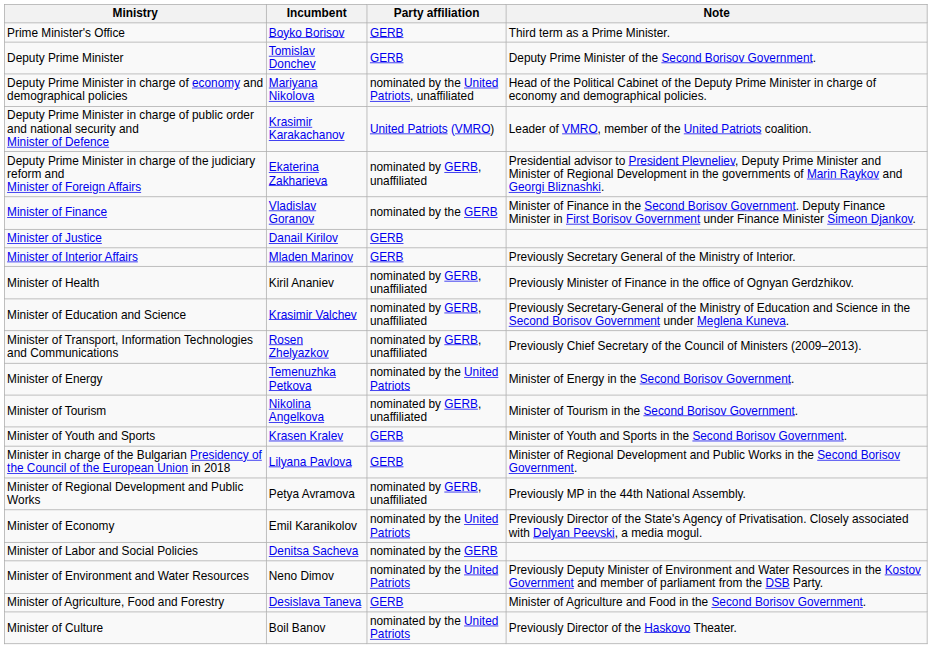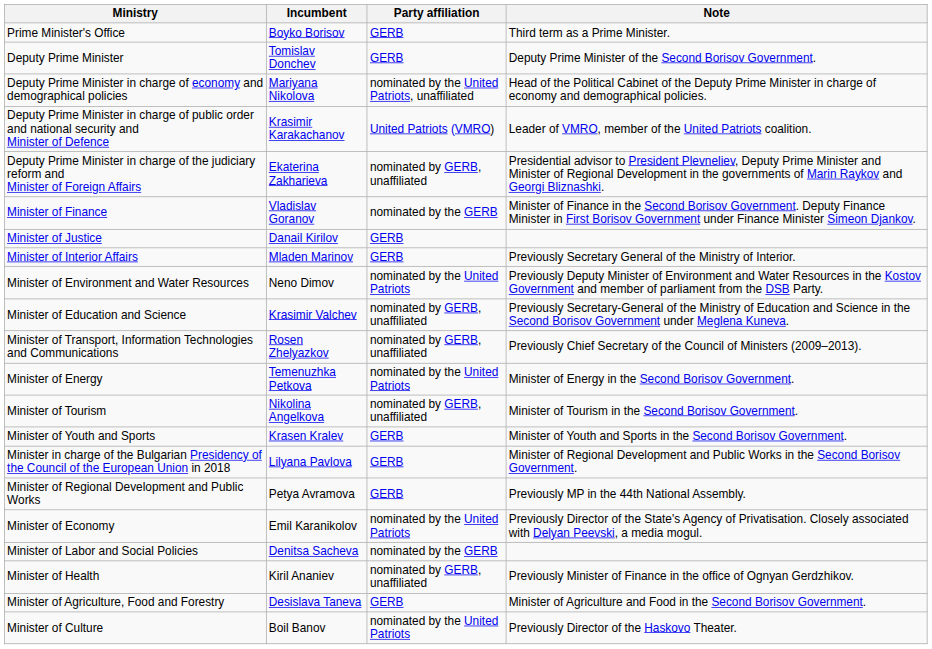rows swapped: (53, 282) <-> (128, 577)
(426, 494) nominated by GERB, unaffiliated -> (387, 494) GERB
